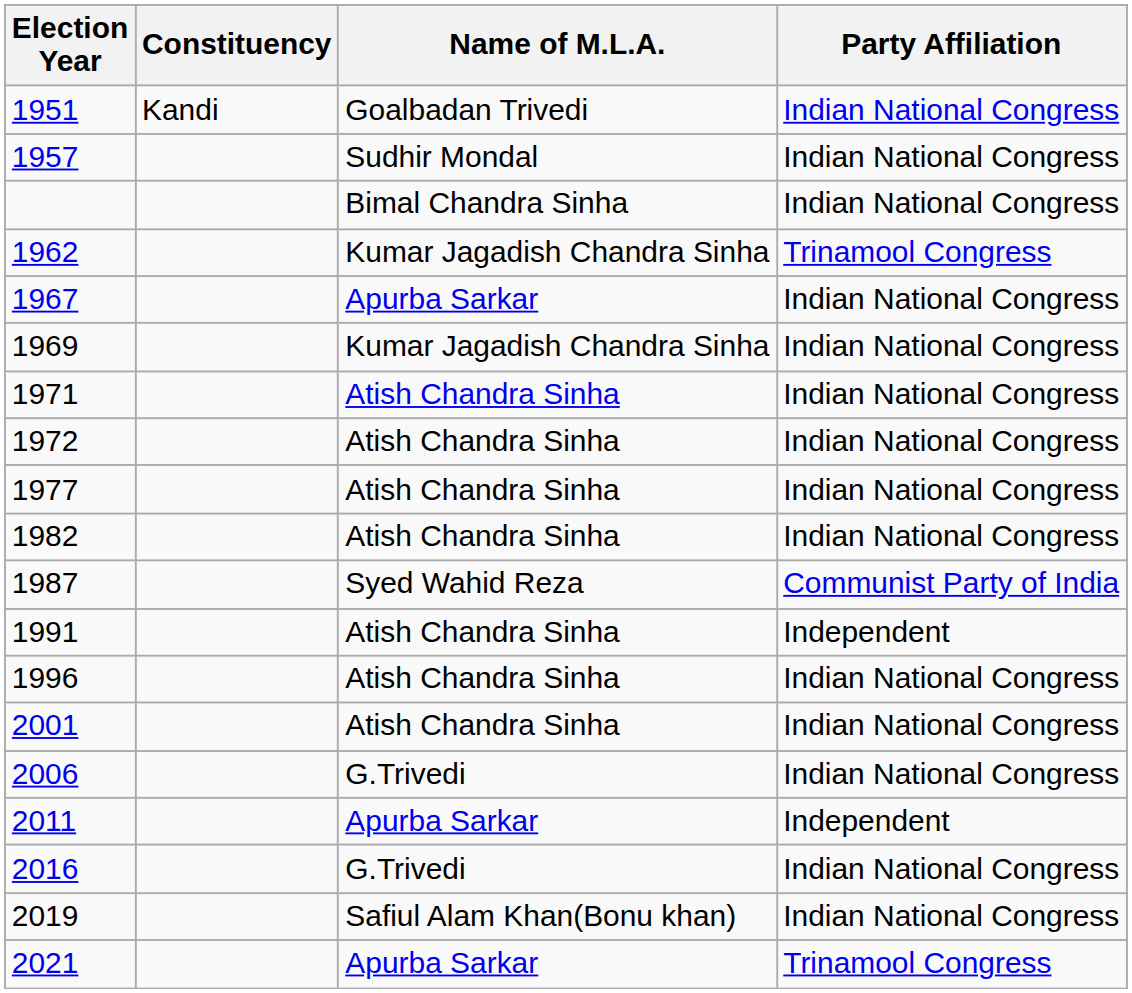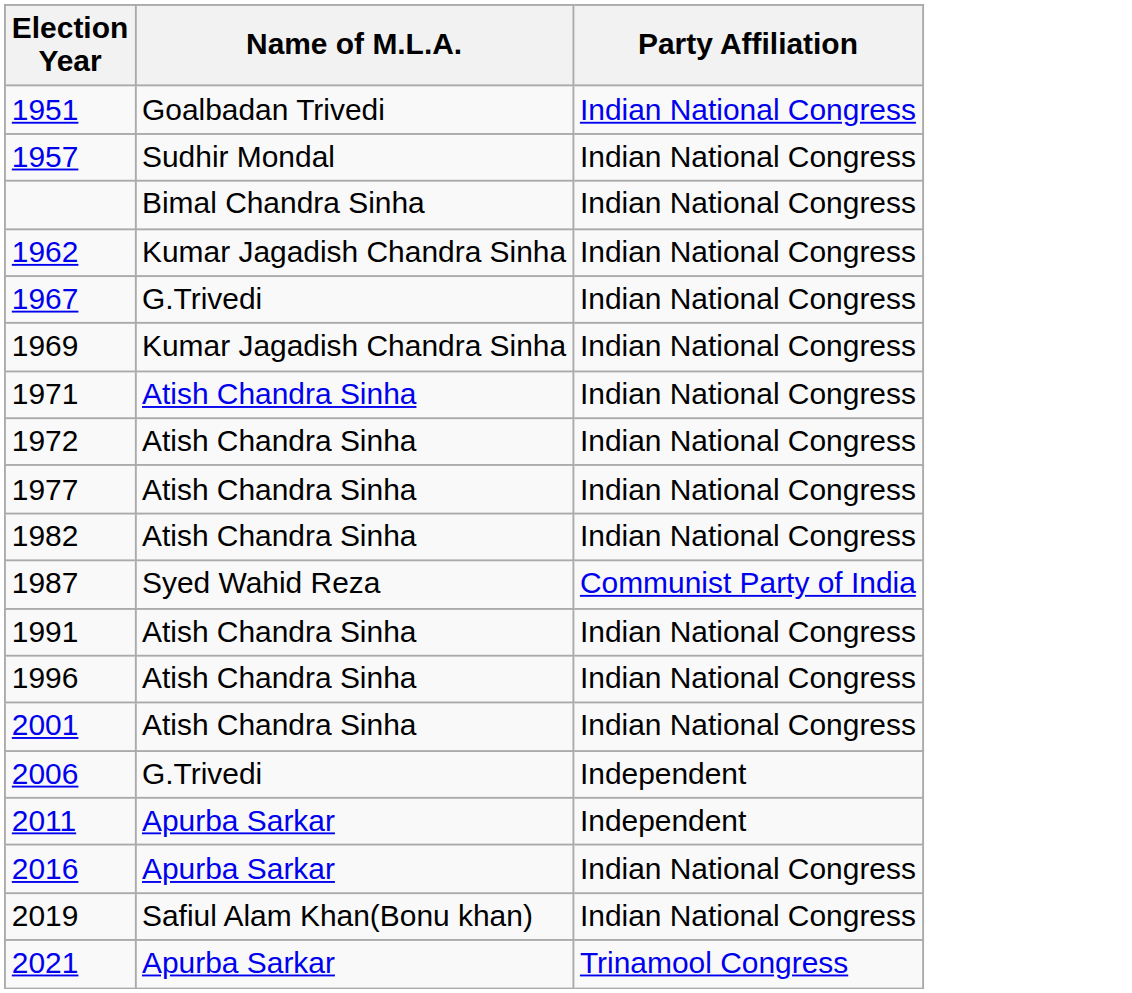- column: (237, 45)
(917, 251) Trinamool Congress -> (748, 251) Indian National Congress
(442, 299) Apurba Sarkar -> (202, 299) G.Trivedi
(866, 631) Independent -> (748, 631) Indian National Congress
(951, 773) Indian National Congress -> (663, 773) Independent
(405, 868) G.Trivedi -> (238, 868) Apurba Sarkar
